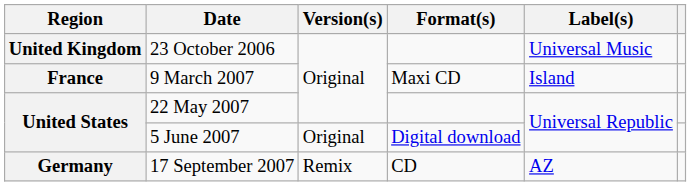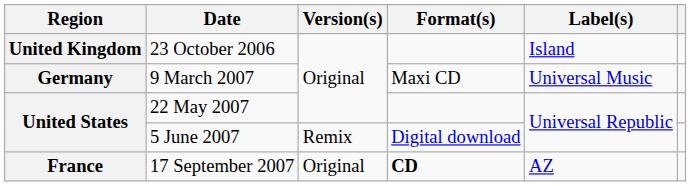(591, 48) Universal Music -> (552, 48) Island
(75, 78) France -> (75, 78) Germany
(552, 78) Island -> (591, 78) Universal Music
(334, 136) Original -> (328, 136) Remix
(75, 166) Germany -> (75, 166) France
(328, 166) Remix -> (334, 166) Original
(404, 166) normal -> (405, 166) bold
